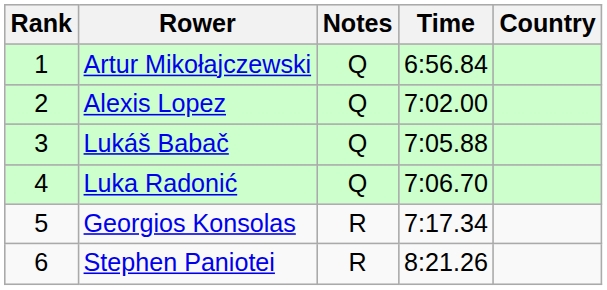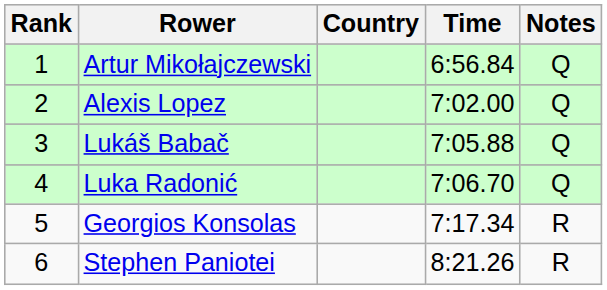columns swapped: (548, 24) <-> (358, 24)
